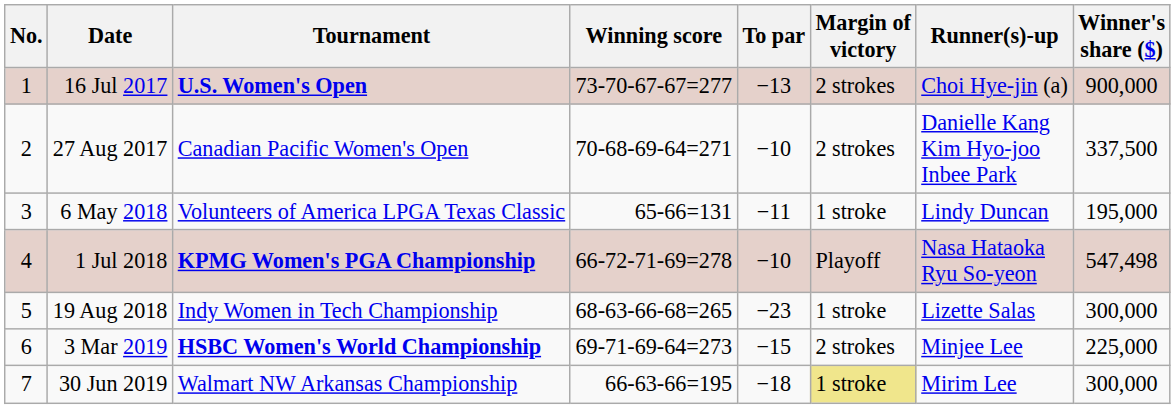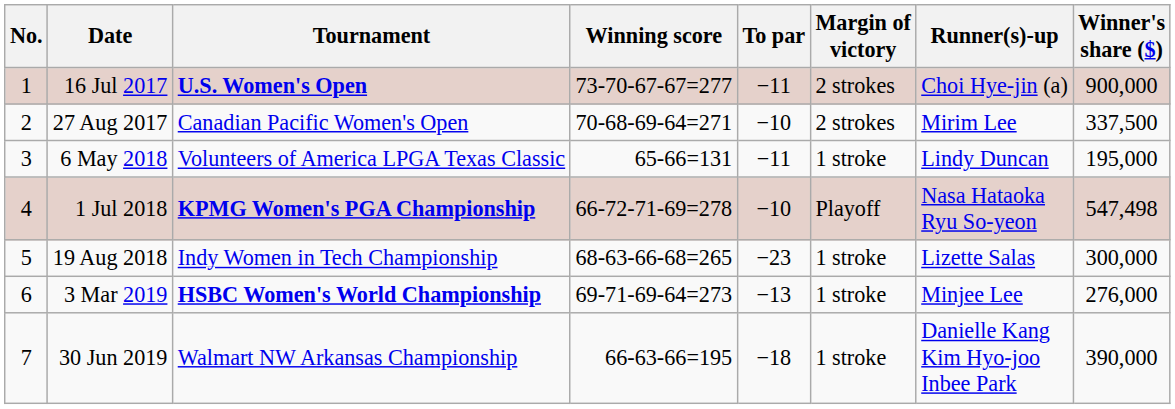(774, 85) −13 -> (774, 85) −11
(986, 148) Danielle Kang Kim Hyo-joo Inbee Park -> (969, 122) Mirim Lee
(774, 347) −15 -> (774, 295) −13
(855, 347) 2 strokes -> (851, 295) 1 stroke
(1122, 347) 225,000 -> (1122, 295) 276,000
(851, 384) khaki background -> (851, 357) no background
(969, 384) Mirim Lee -> (986, 357) Danielle Kang Kim Hyo-joo Inbee Park
(1122, 384) 300,000 -> (1122, 357) 390,000
